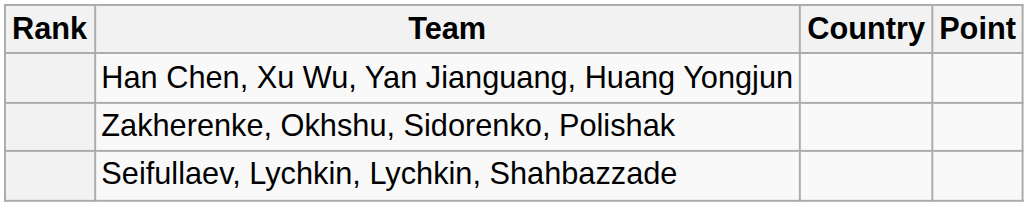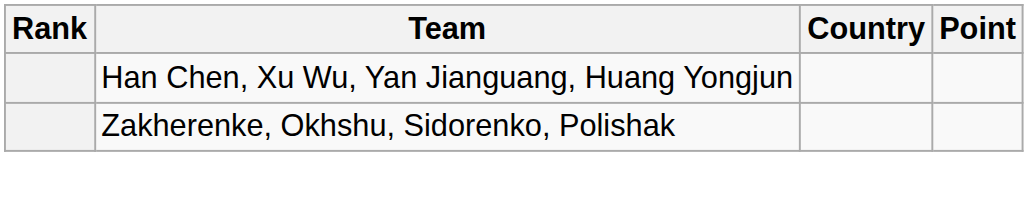- row: (389, 175)
